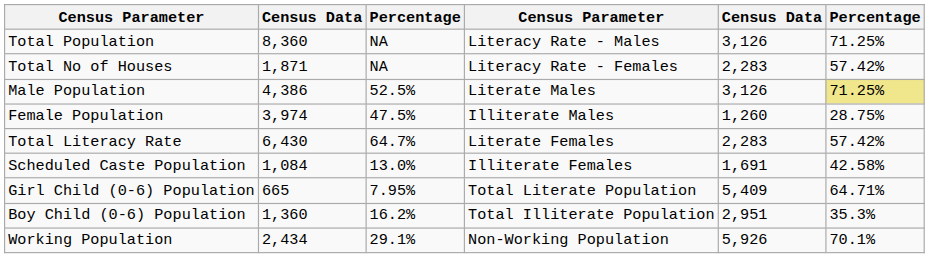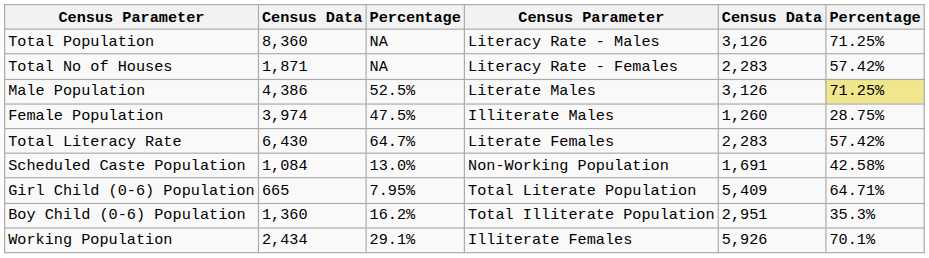(550, 166) Illiterate Females -> (568, 166) Non-Working Population
(568, 240) Non-Working Population -> (550, 240) Illiterate Females
